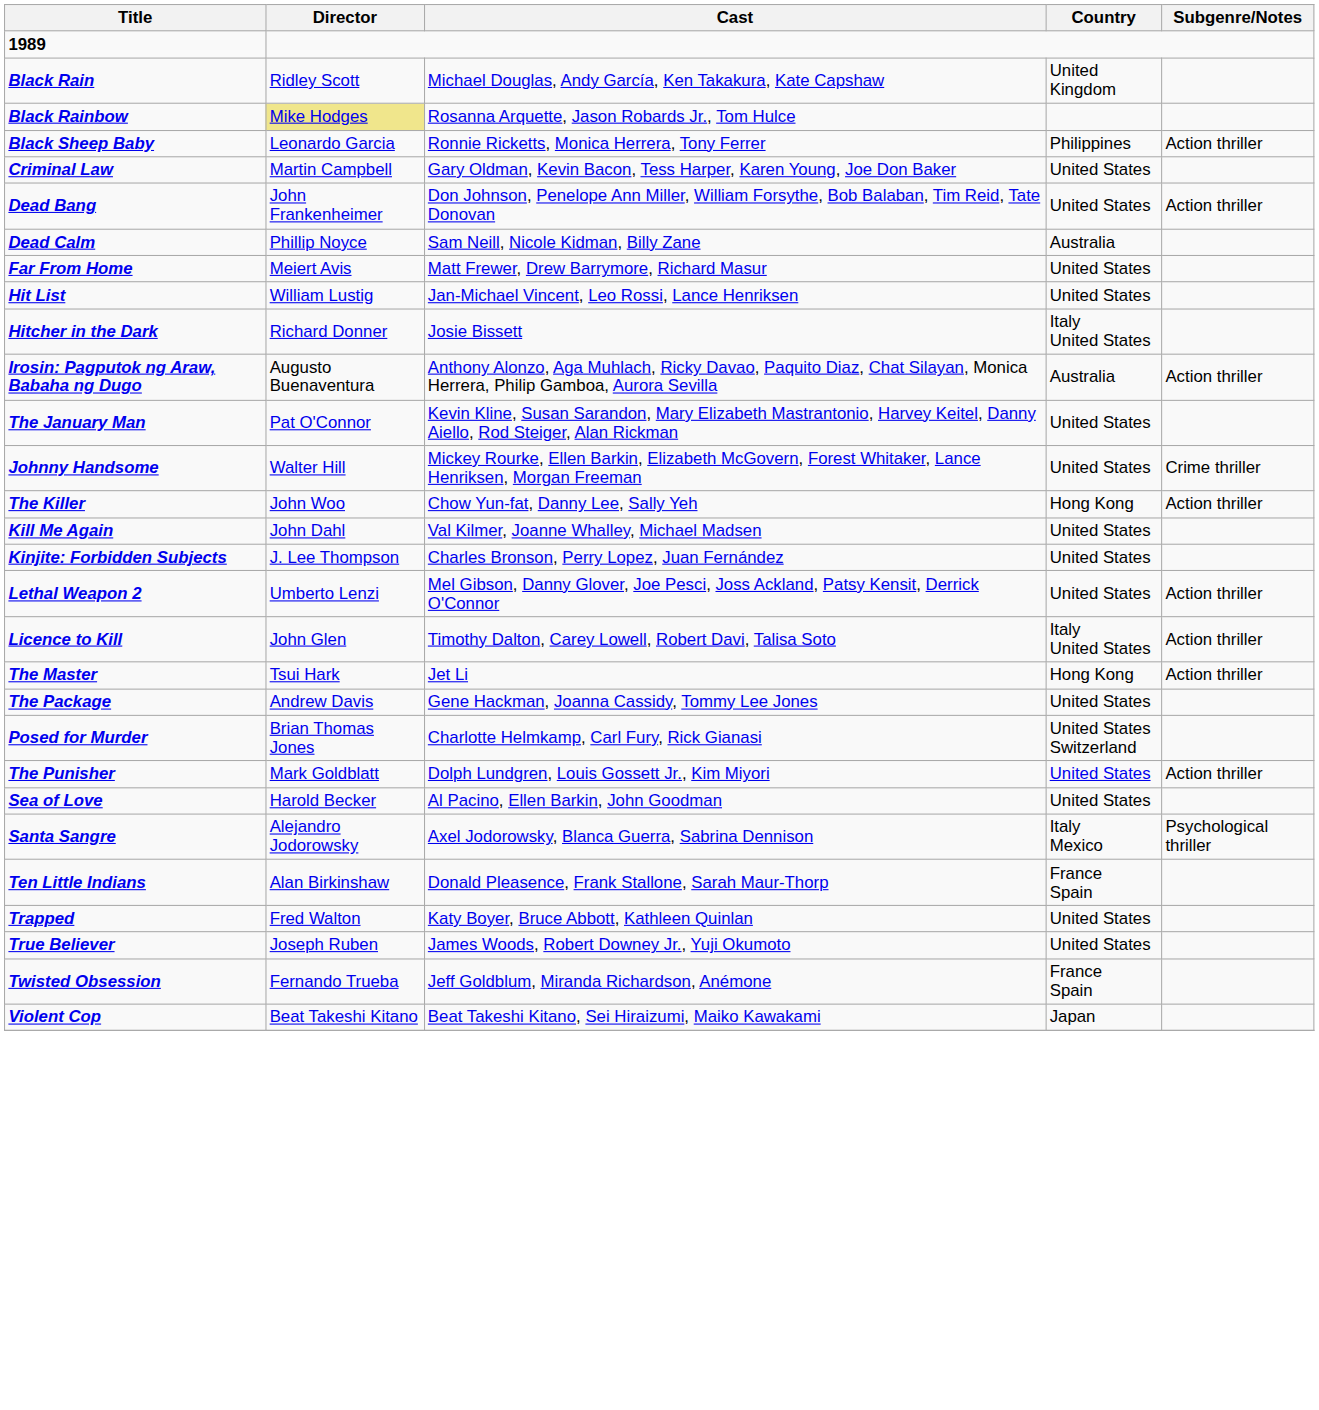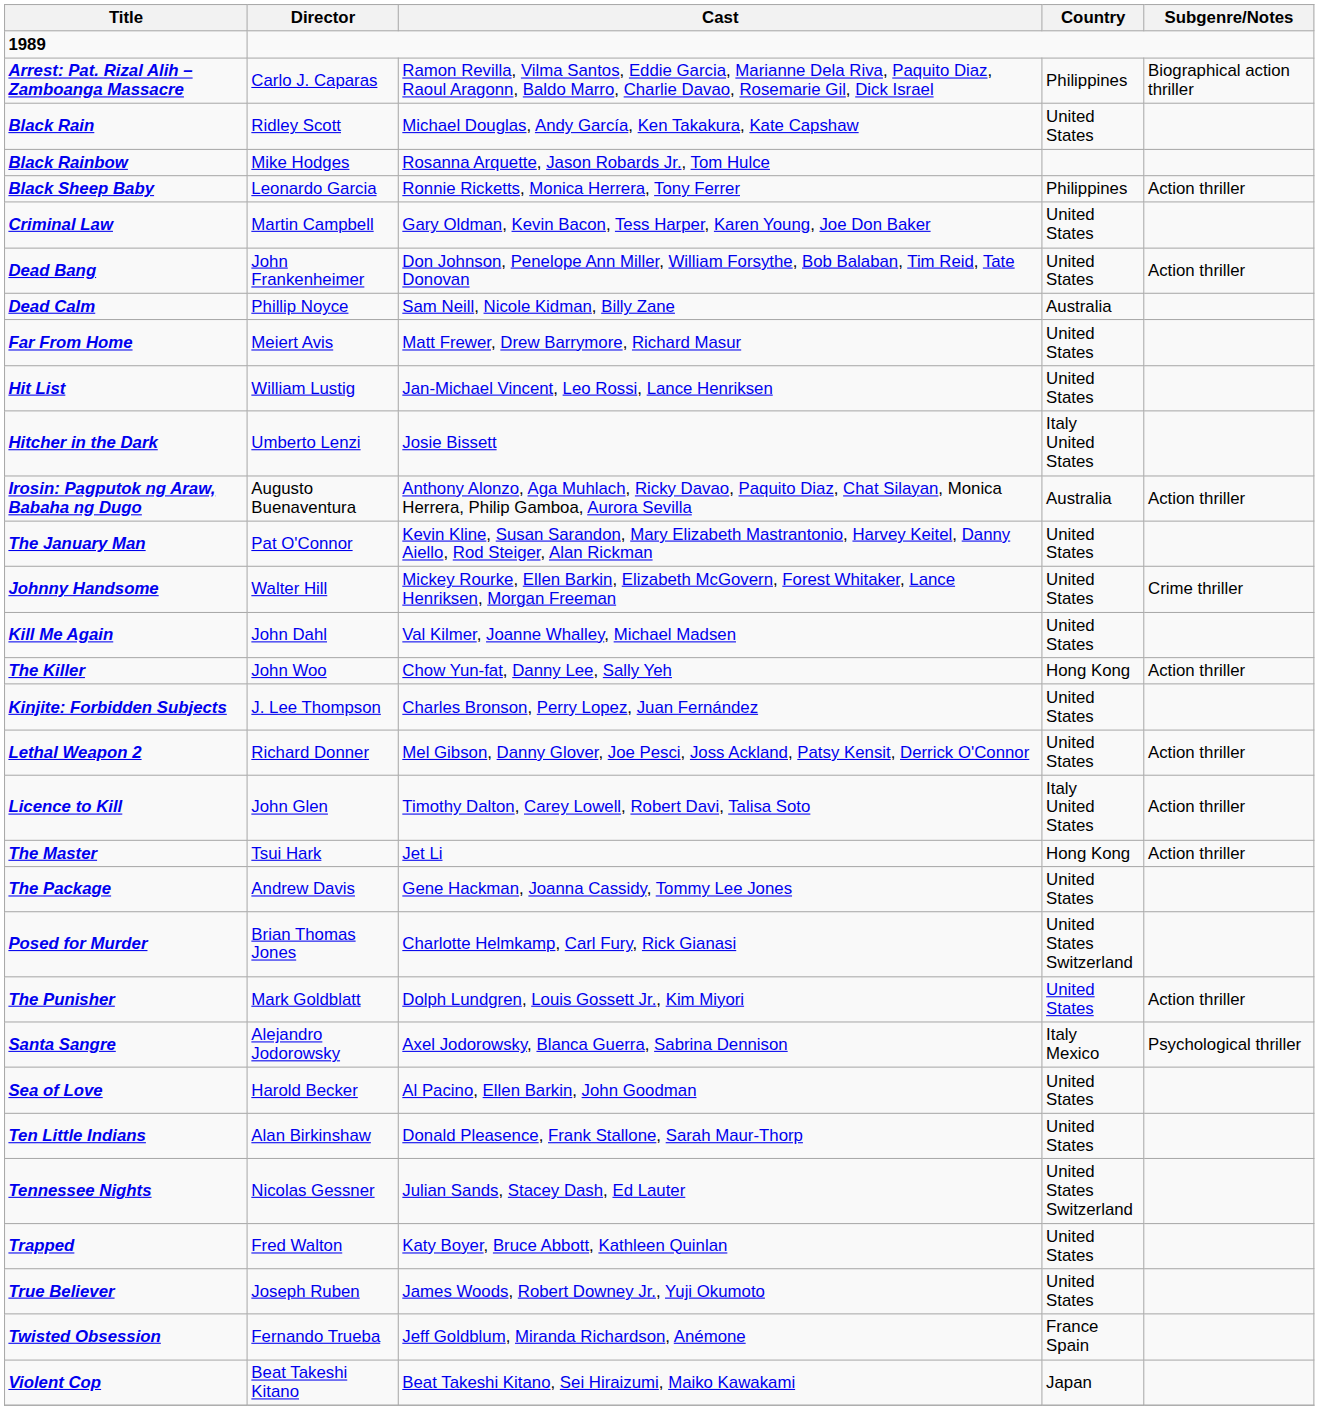+ row: (101, 80)
(1083, 80) United Kingdom -> (1070, 126) United States
(319, 116) khaki background -> (300, 162) no background
(328, 331) Richard Donner -> (306, 443) Umberto Lenzi
rows swapped: (61, 530) <-> (47, 504)
(324, 593) Umberto Lenzi -> (310, 752) Richard Donner
rows swapped: (62, 836) <-> (56, 800)
(1076, 882) France Spain -> (1070, 1135) United States
+ row: (80, 1190)
